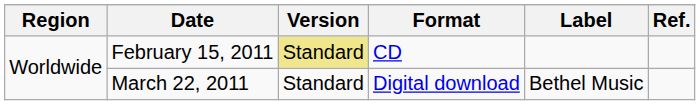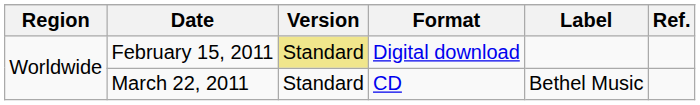(387, 52) CD -> (446, 52) Digital download
(446, 83) Digital download -> (387, 83) CD
